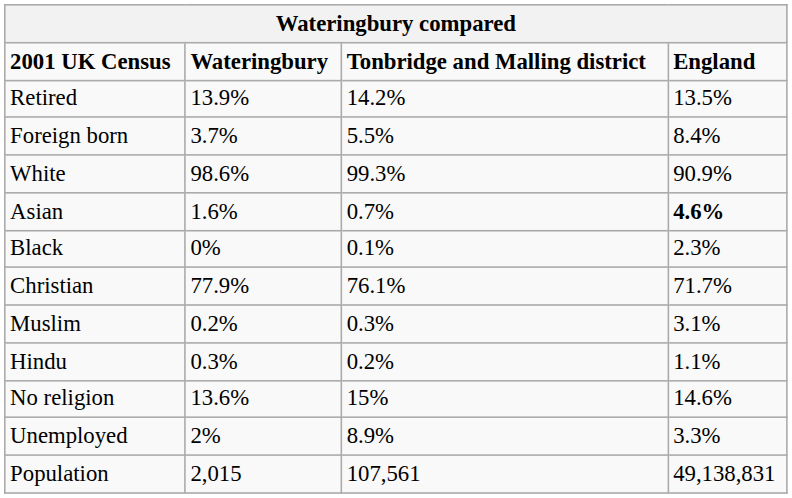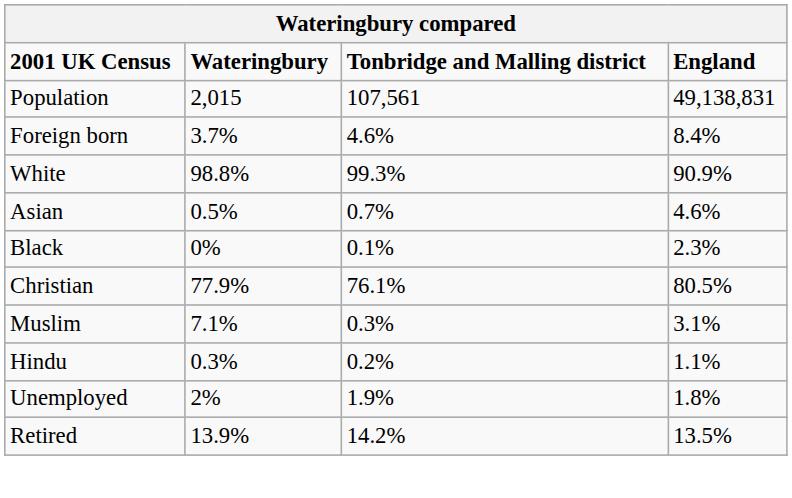rows swapped: (59, 473) <-> (44, 98)
(370, 136) 5.5% -> (370, 136) 4.6%
(220, 173) 98.6% -> (220, 173) 98.8%
(214, 211) 1.6% -> (214, 211) 0.5%
(699, 211) bold -> (697, 211) normal
(703, 286) 71.7% -> (703, 286) 80.5%
(214, 323) 0.2% -> (214, 323) 7.1%
- row: (62, 398)
(370, 436) 8.9% -> (370, 398) 1.9%
(697, 436) 3.3% -> (697, 398) 1.8%
